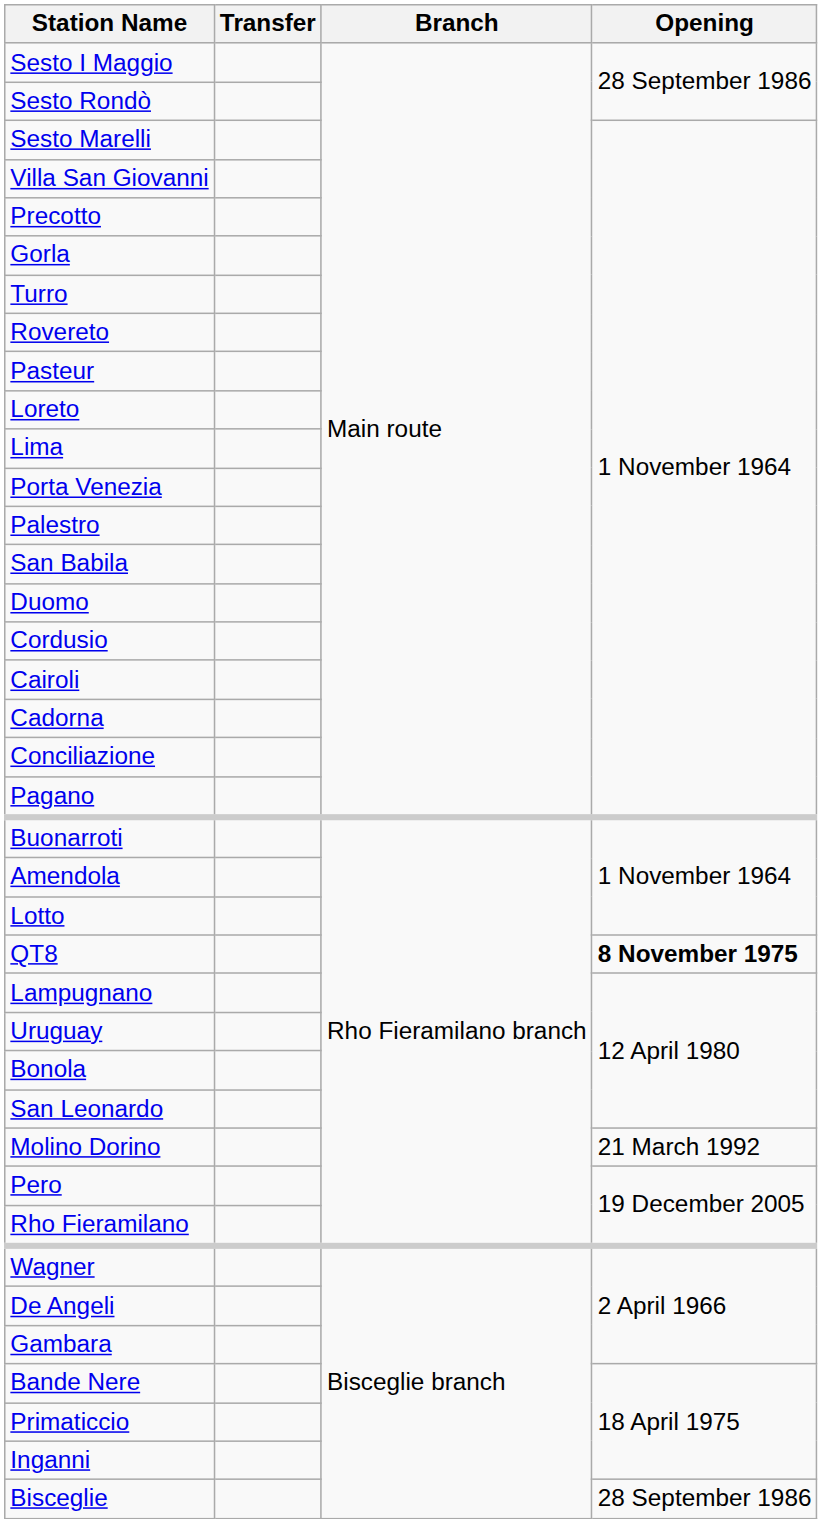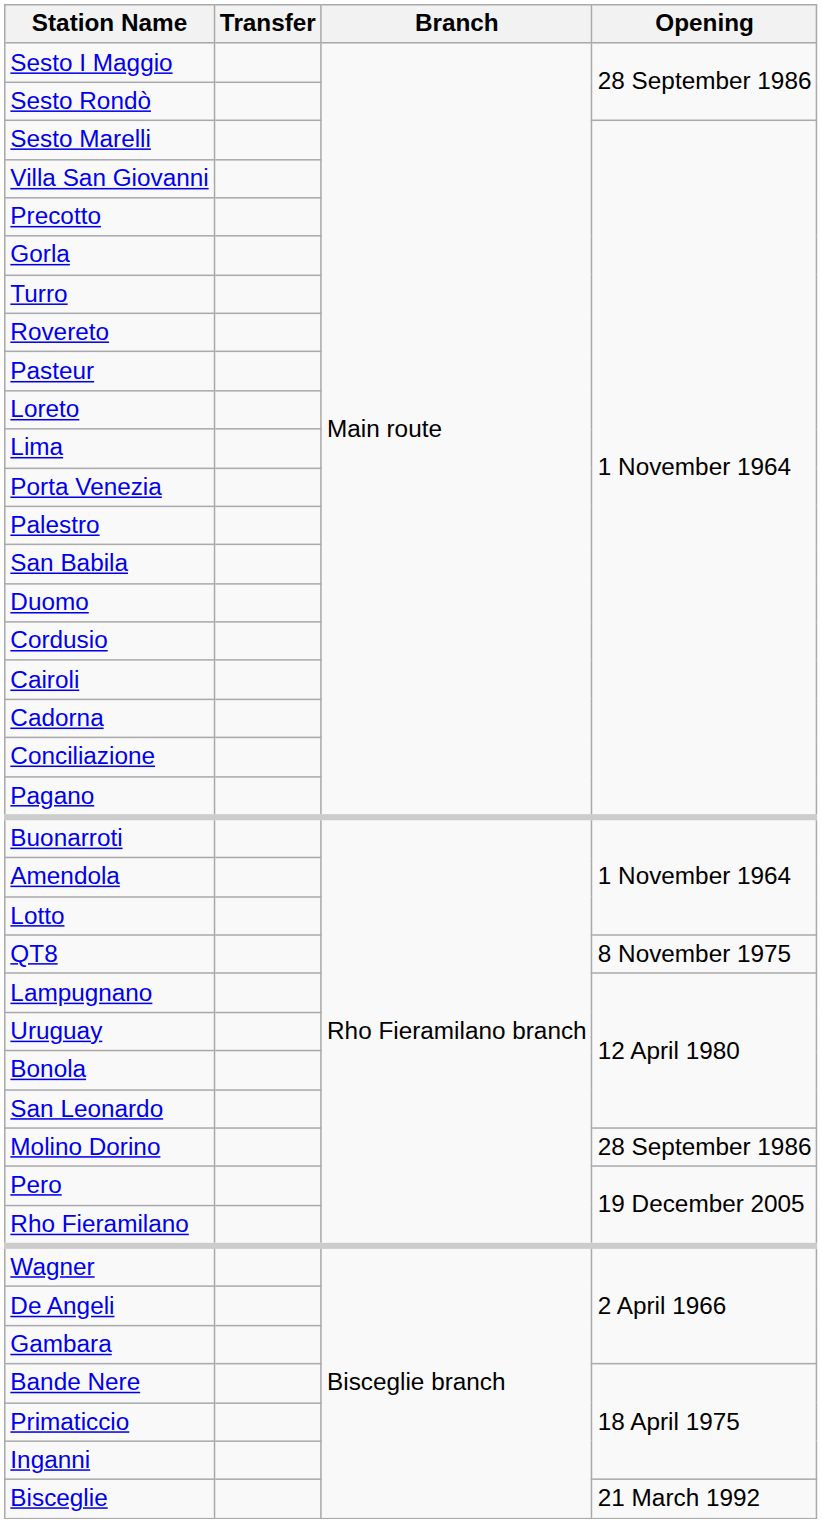(698, 954) bold -> (694, 954) normal
(679, 1146) 21 March 1992 -> (705, 1146) 28 September 1986
(705, 1498) 28 September 1986 -> (679, 1498) 21 March 1992
